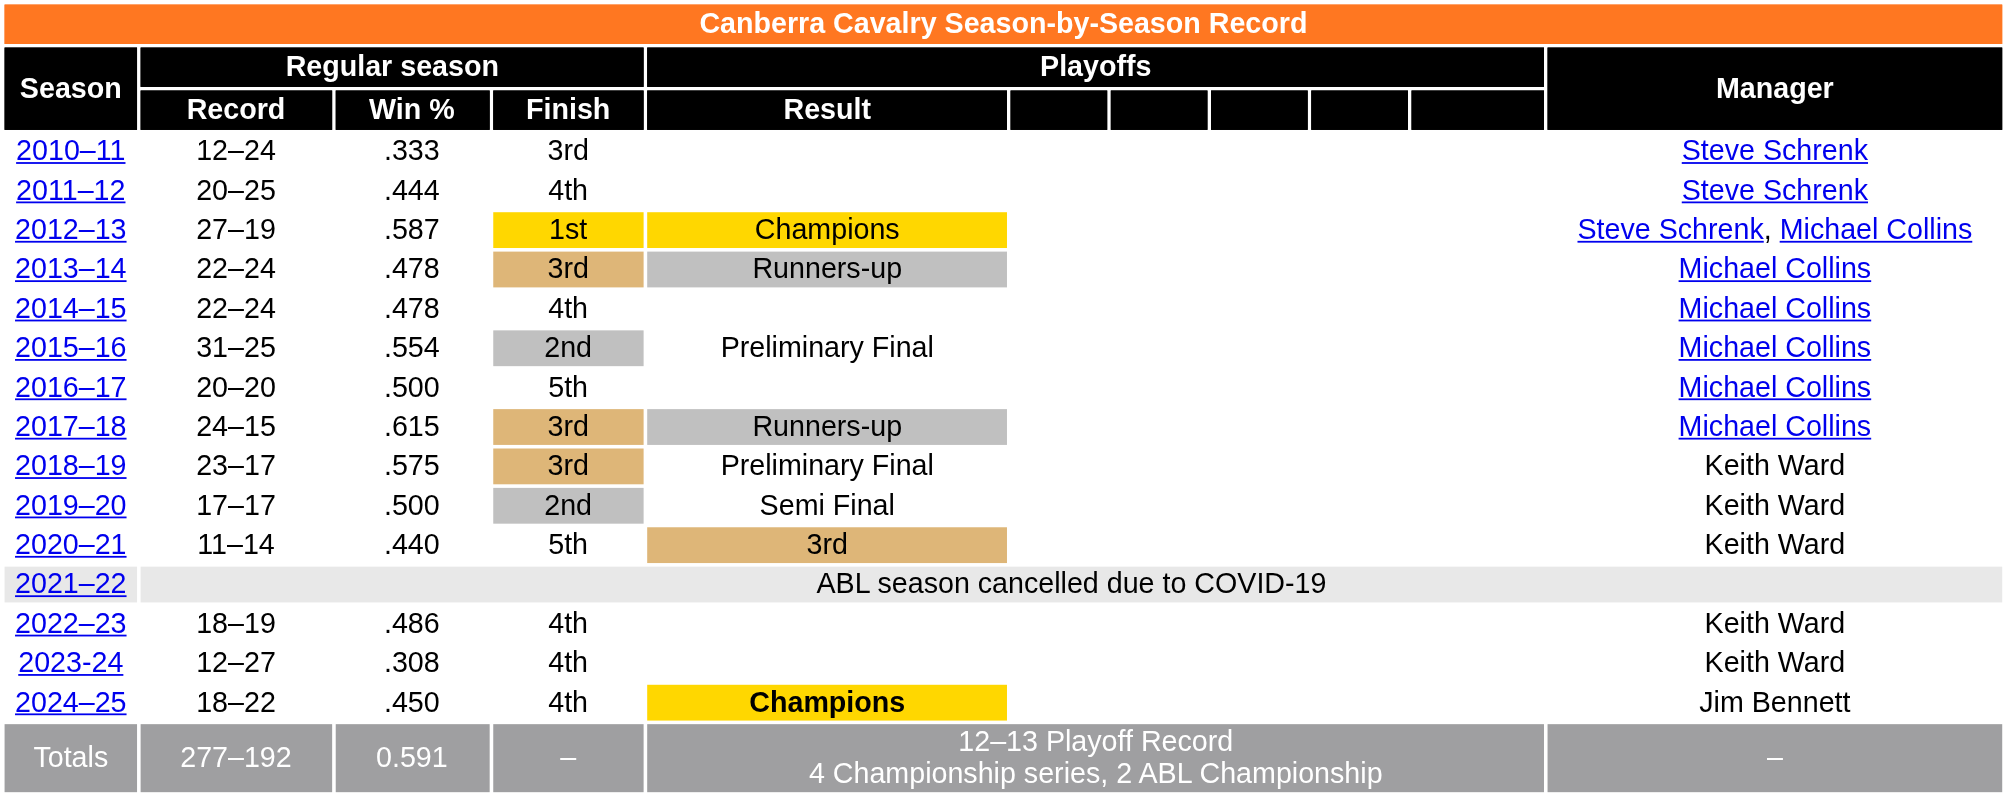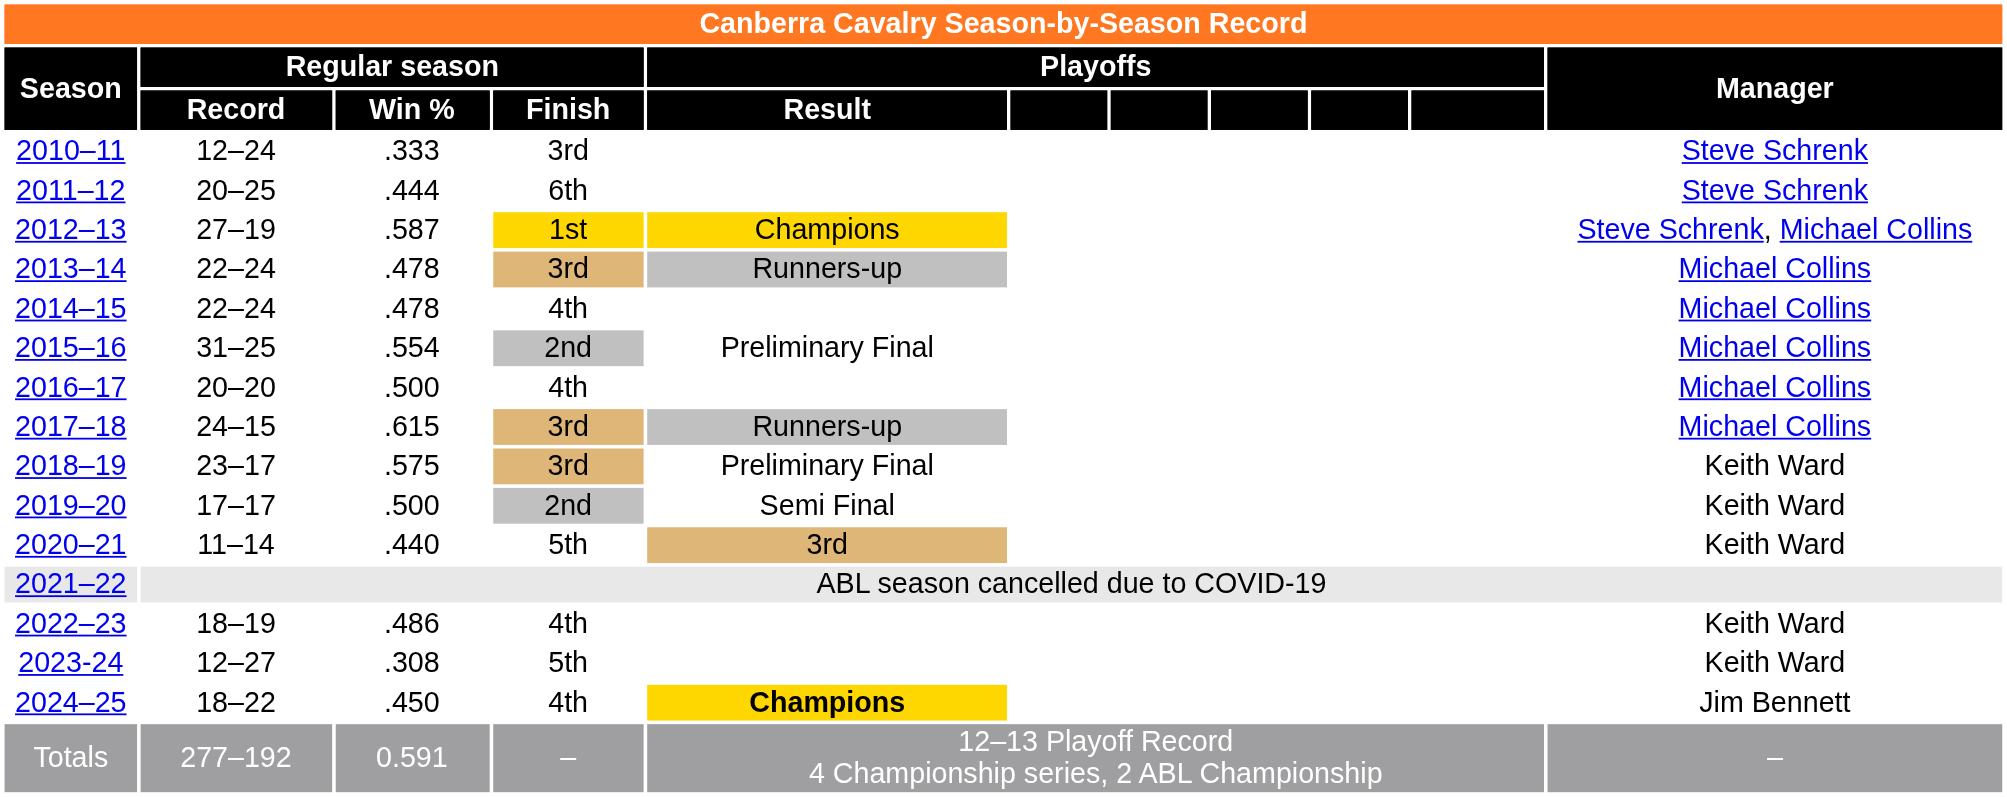(568, 190) 4th -> (568, 190) 6th
(568, 387) 5th -> (568, 387) 4th
(568, 662) 4th -> (568, 662) 5th
